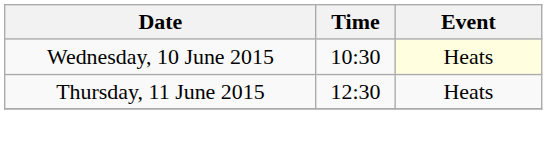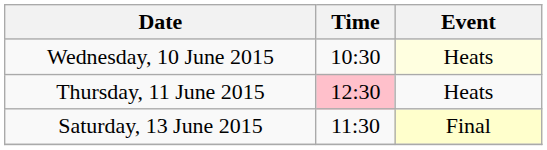(355, 91) no background -> (355, 91) pink background
+ row: (160, 126)
